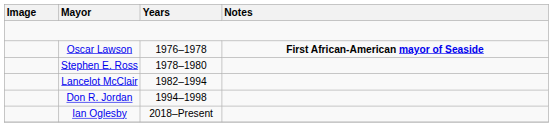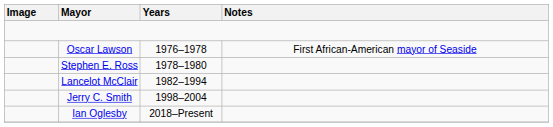(385, 49) bold -> (385, 49) normal
- row: (99, 98)
+ row: (99, 98)
